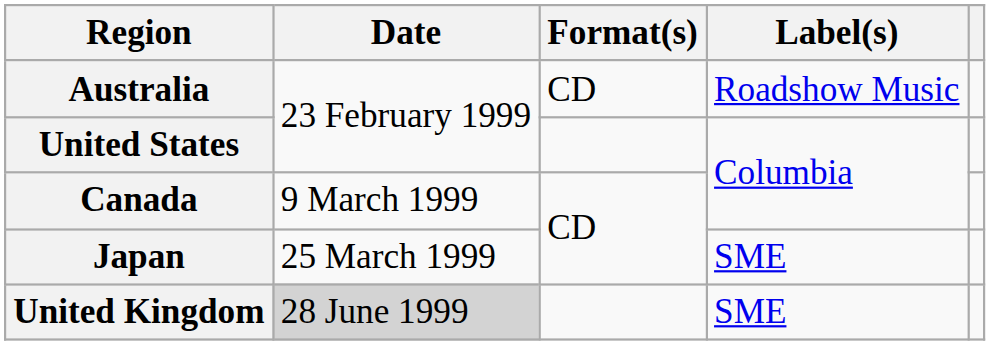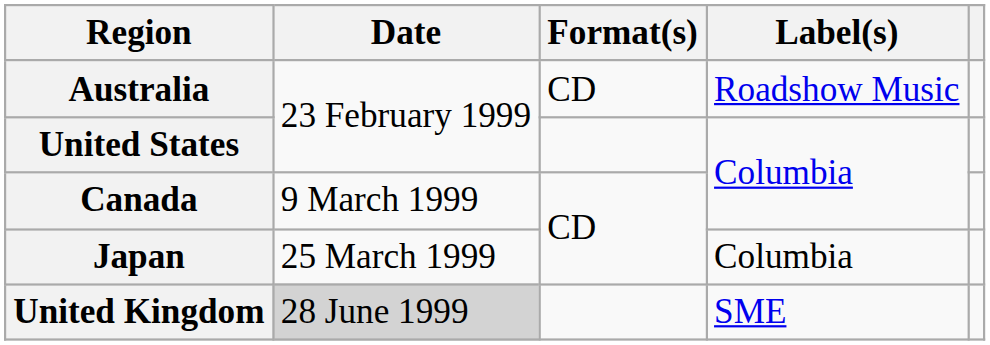(750, 255) SME -> (783, 255) Columbia
